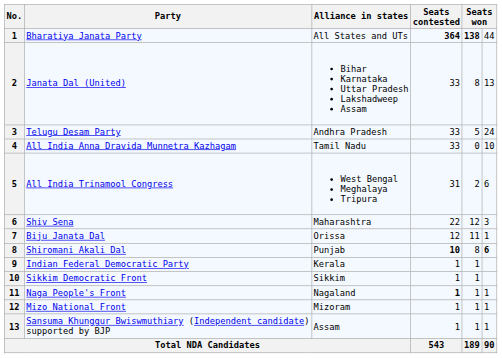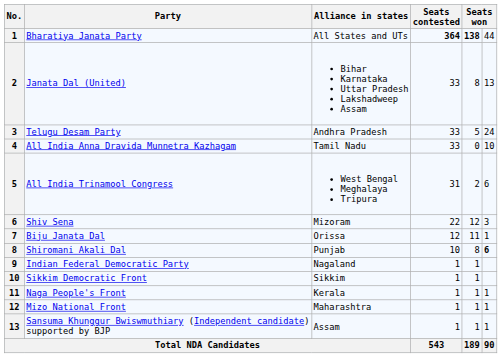(342, 222) Maharashtra -> (332, 222) Mizoram
(455, 250) bold -> (455, 250) normal
(329, 264) Kerala -> (335, 264) Nagaland
(335, 293) Nagaland -> (329, 293) Kerala
(457, 293) bold -> (457, 293) normal
(332, 307) Mizoram -> (342, 307) Maharashtra
